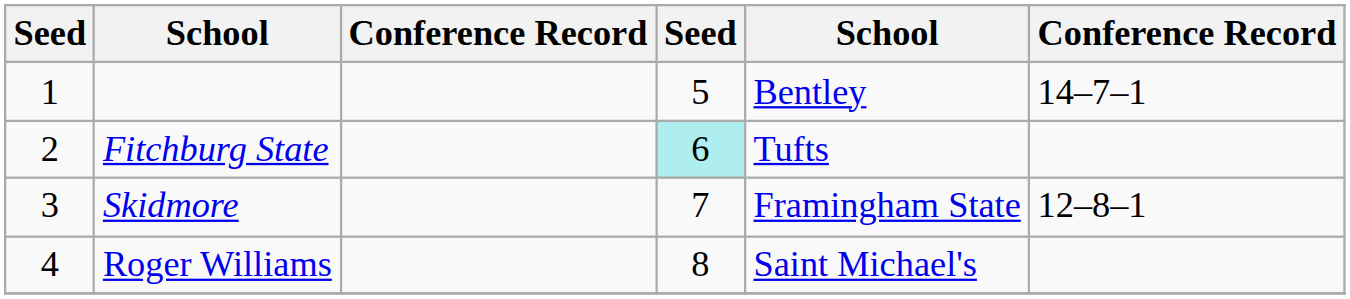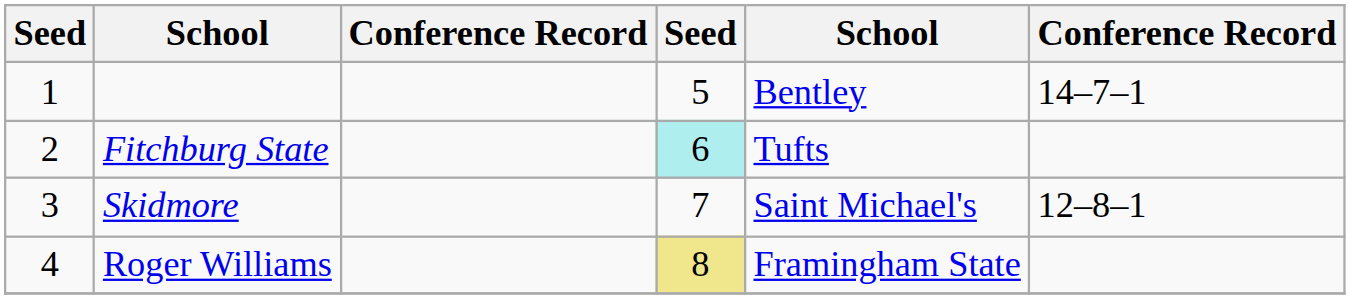(887, 206) Framingham State -> (865, 206) Saint Michael's
(700, 263) no background -> (700, 263) khaki background
(865, 263) Saint Michael's -> (887, 263) Framingham State
